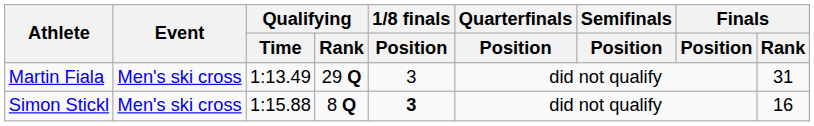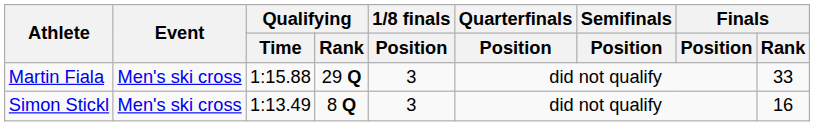(280, 76) 1:13.49 -> (280, 76) 1:15.88
(783, 76) 31 -> (783, 76) 33
(280, 105) 1:15.88 -> (280, 105) 1:13.49
(411, 105) bold -> (411, 105) normal
